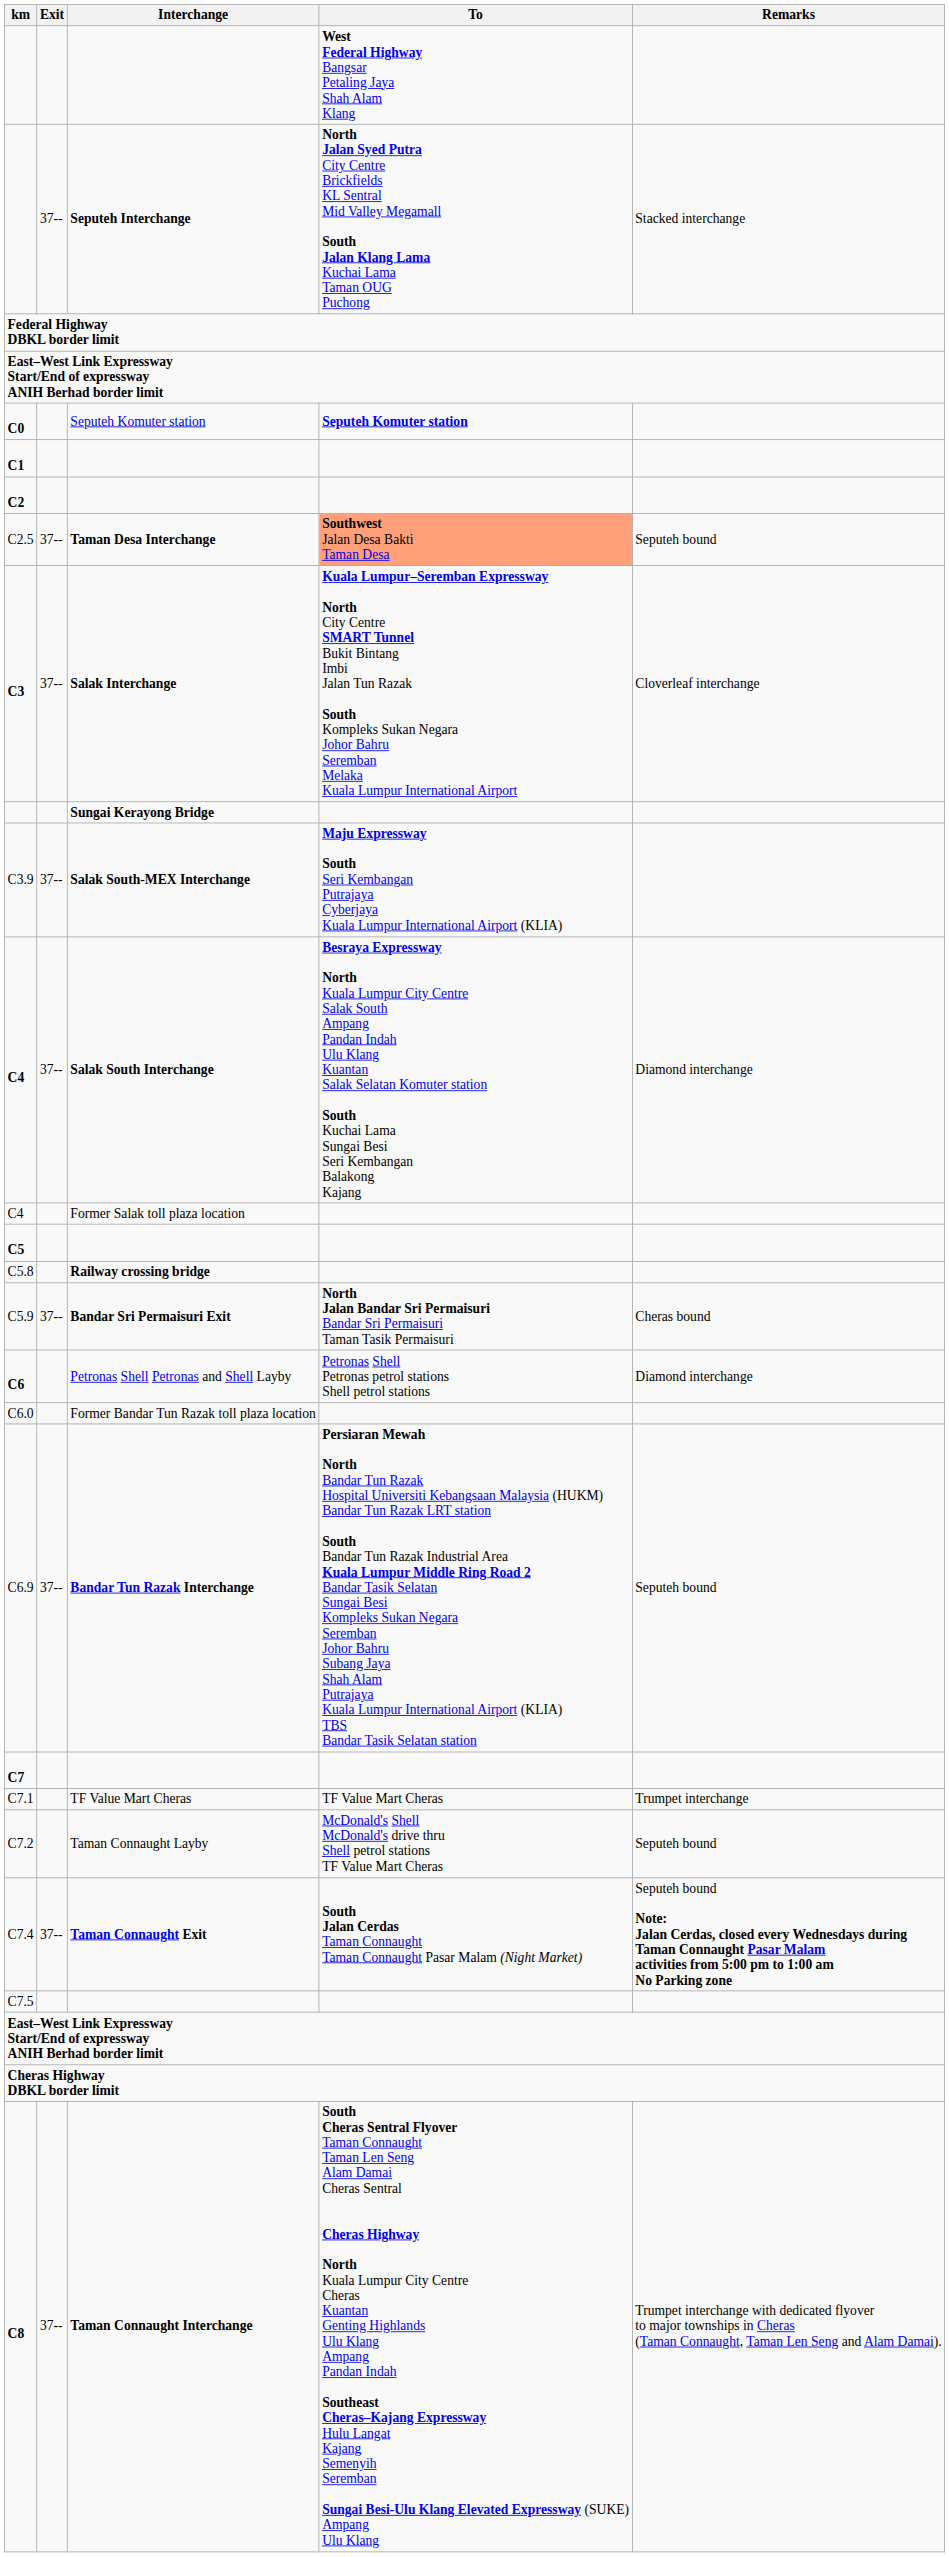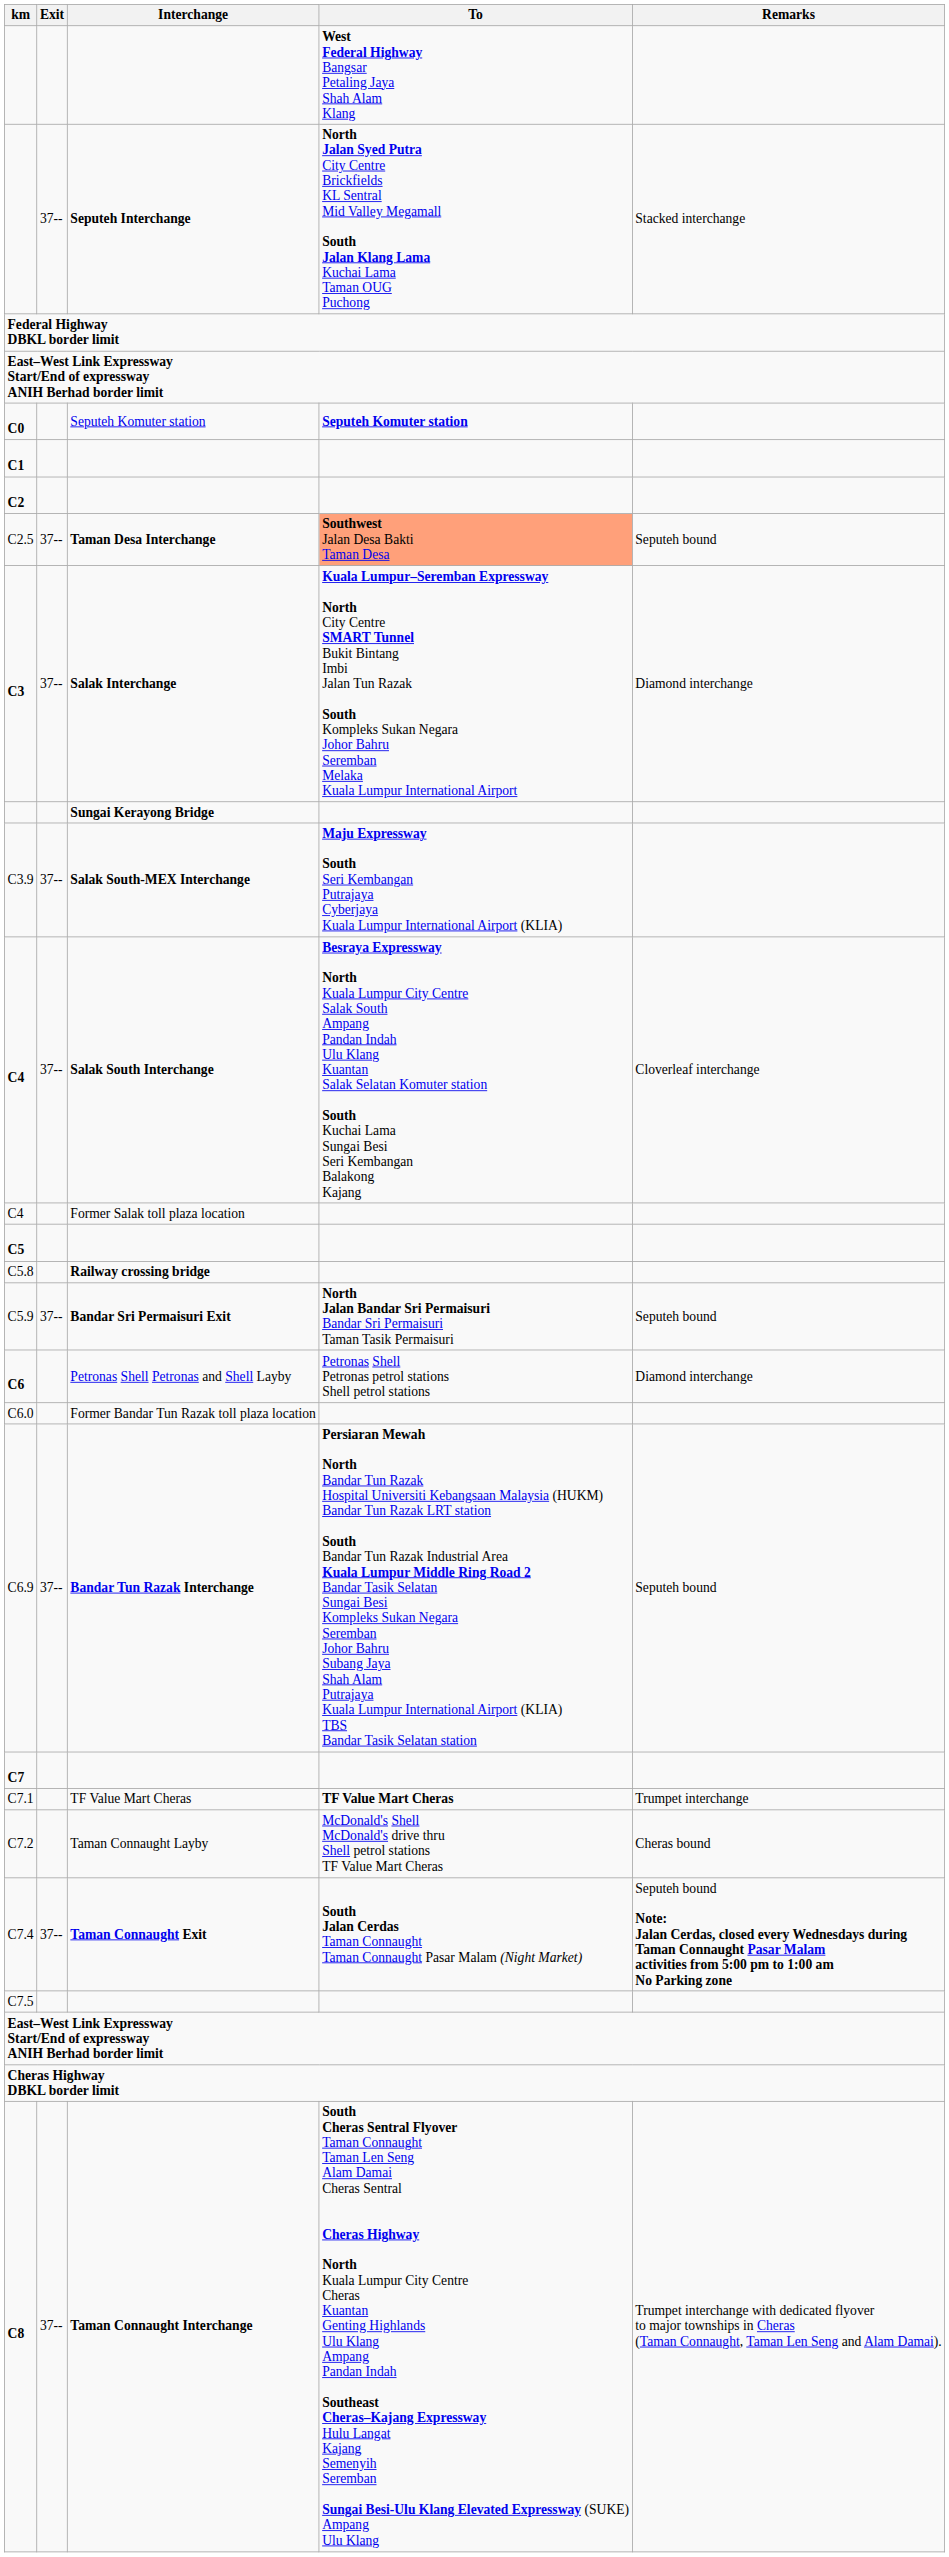(697, 683) Cloverleaf interchange -> (694, 683) Diamond interchange
(694, 1069) Diamond interchange -> (697, 1069) Cloverleaf interchange
(673, 1316) Cheras bound -> (676, 1316) Seputeh bound
(383, 1799) normal -> (388, 1799) bold
(676, 1843) Seputeh bound -> (673, 1843) Cheras bound
